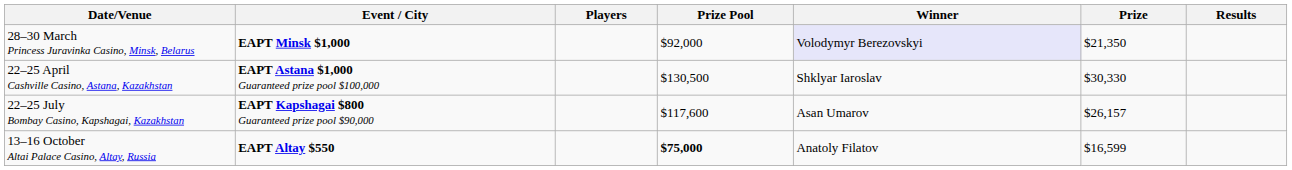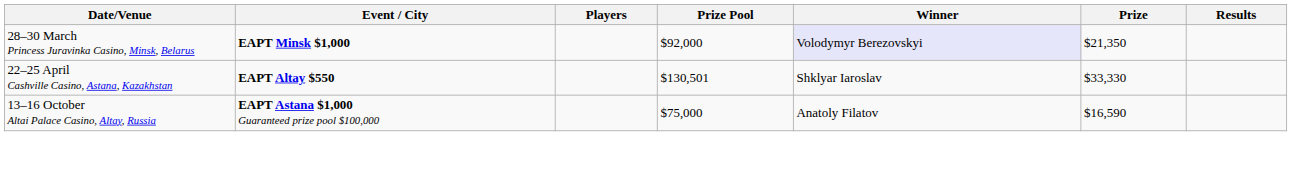(309, 77) EAPT Astana $1,000 Guaranteed prize pool $100,000 -> (286, 77) EAPT Altay $550
(685, 77) $130,500 -> (685, 77) $130,501
(1105, 77) $30,330 -> (1105, 77) $33,330
- row: (96, 112)
(286, 148) EAPT Altay $550 -> (309, 112) EAPT Astana $1,000 Guaranteed prize pool $100,000
(682, 148) bold -> (682, 112) normal
(1105, 148) $16,599 -> (1105, 112) $16,590
